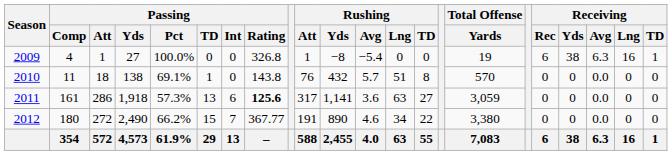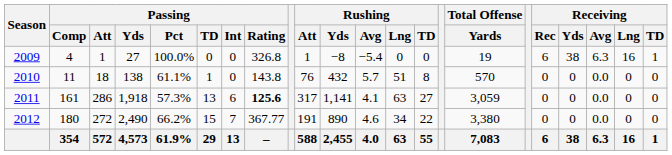(174, 77) 69.1% -> (174, 77) 61.1%
(371, 98) 3.6 -> (371, 98) 4.1
